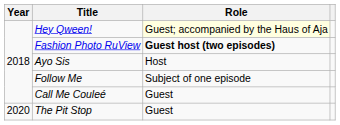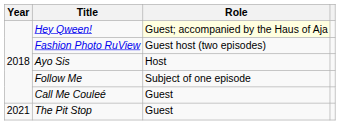(210, 45) bold -> (205, 45) normal
(18, 111) 2020 -> (18, 111) 2021
